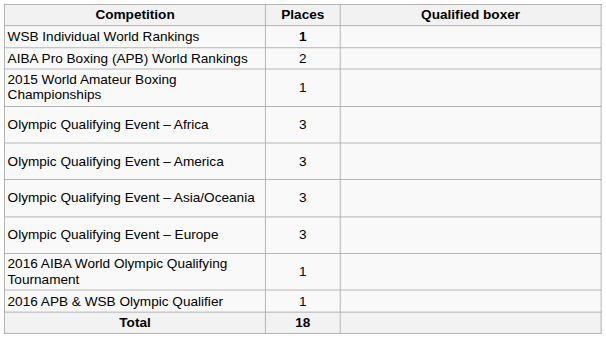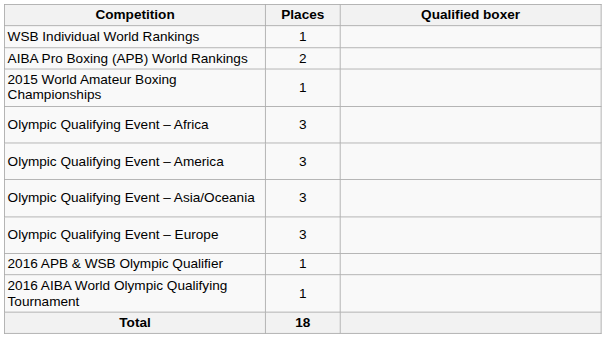(303, 36) bold -> (303, 36) normal
rows swapped: (117, 271) <-> (115, 301)
